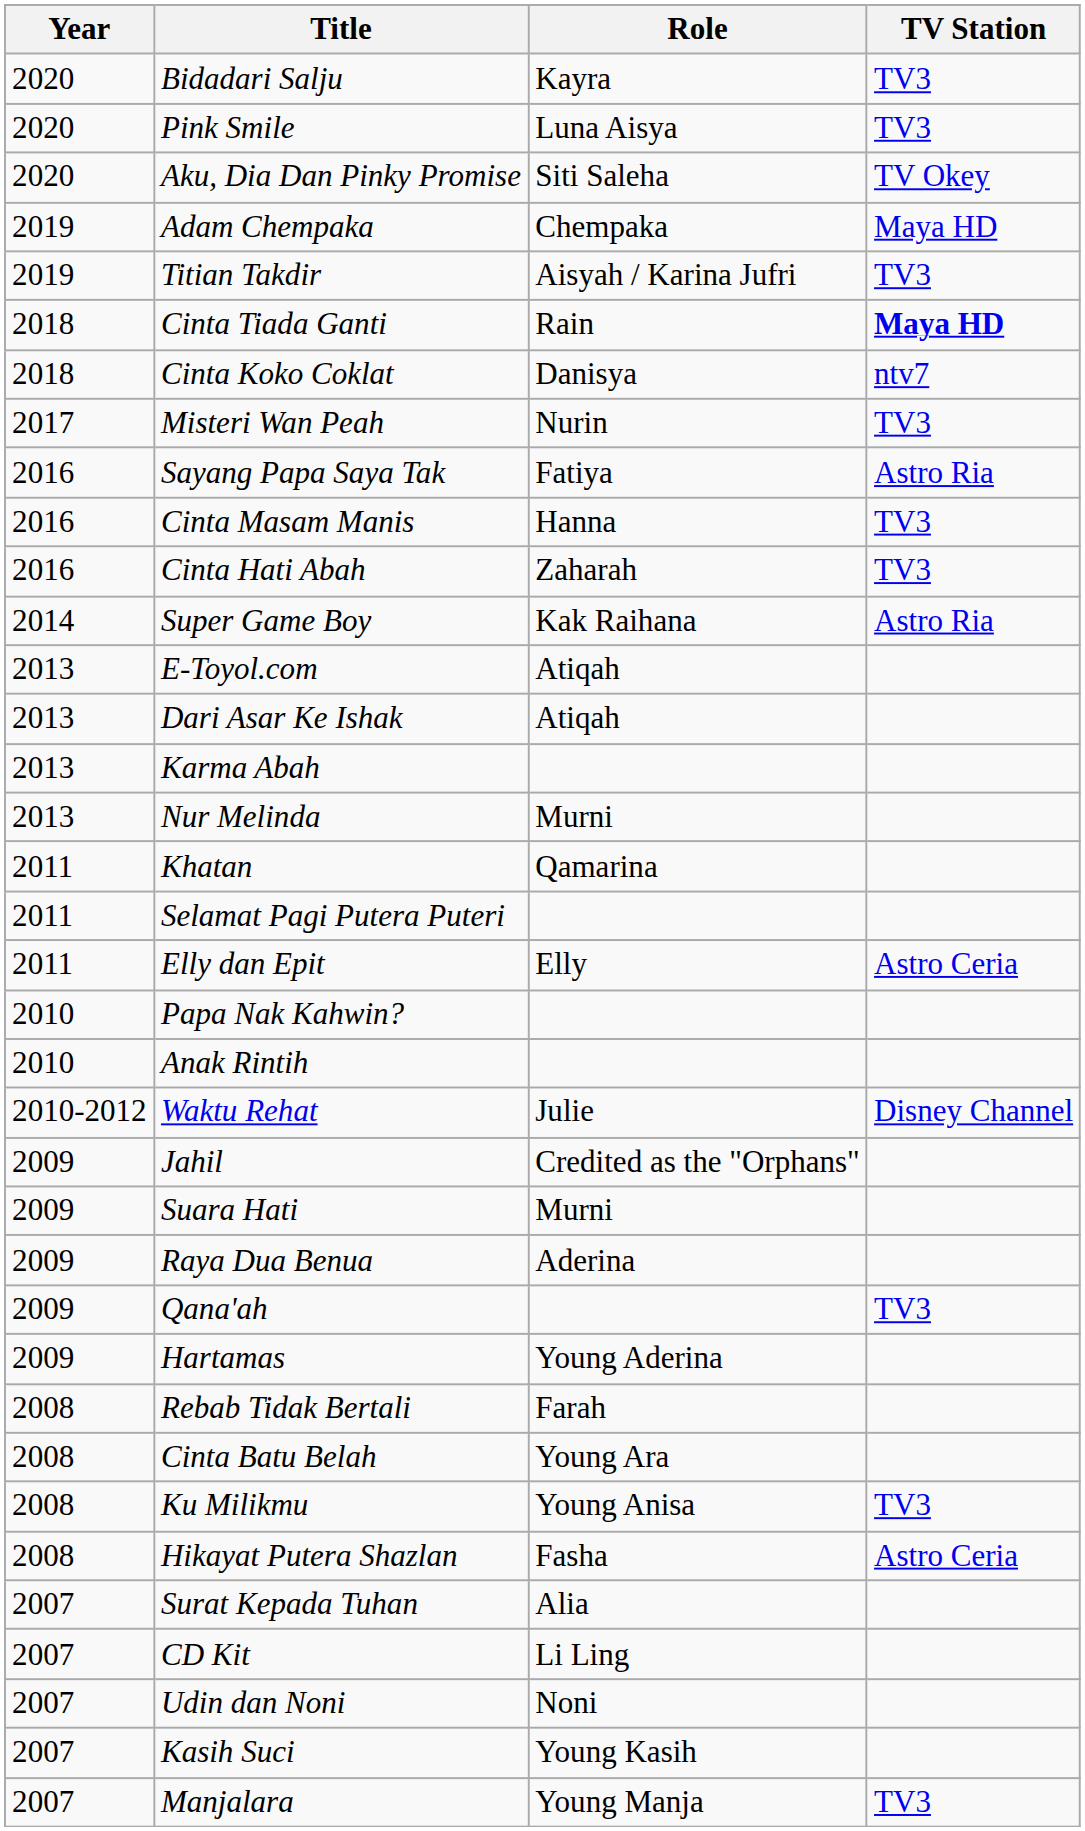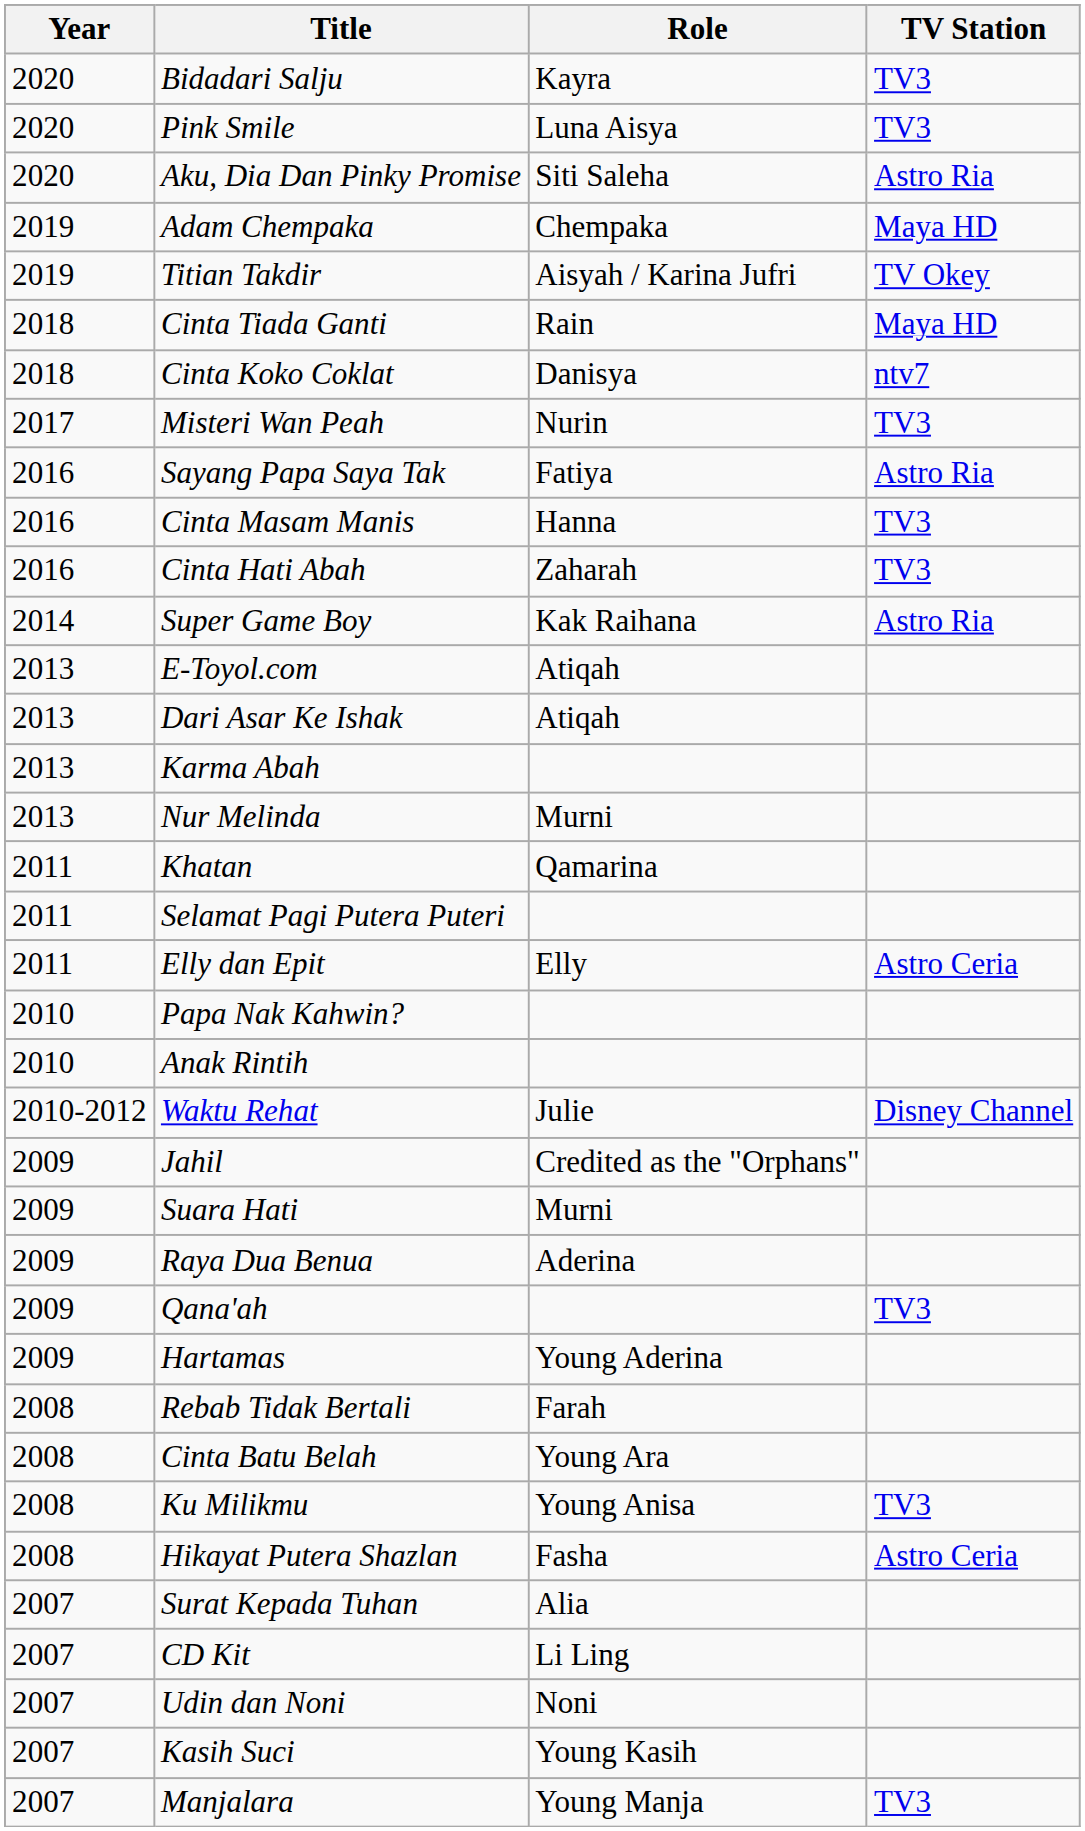(932, 176) TV Okey -> (934, 176) Astro Ria
(903, 275) TV3 -> (932, 275) TV Okey
(939, 324) bold -> (936, 324) normal
